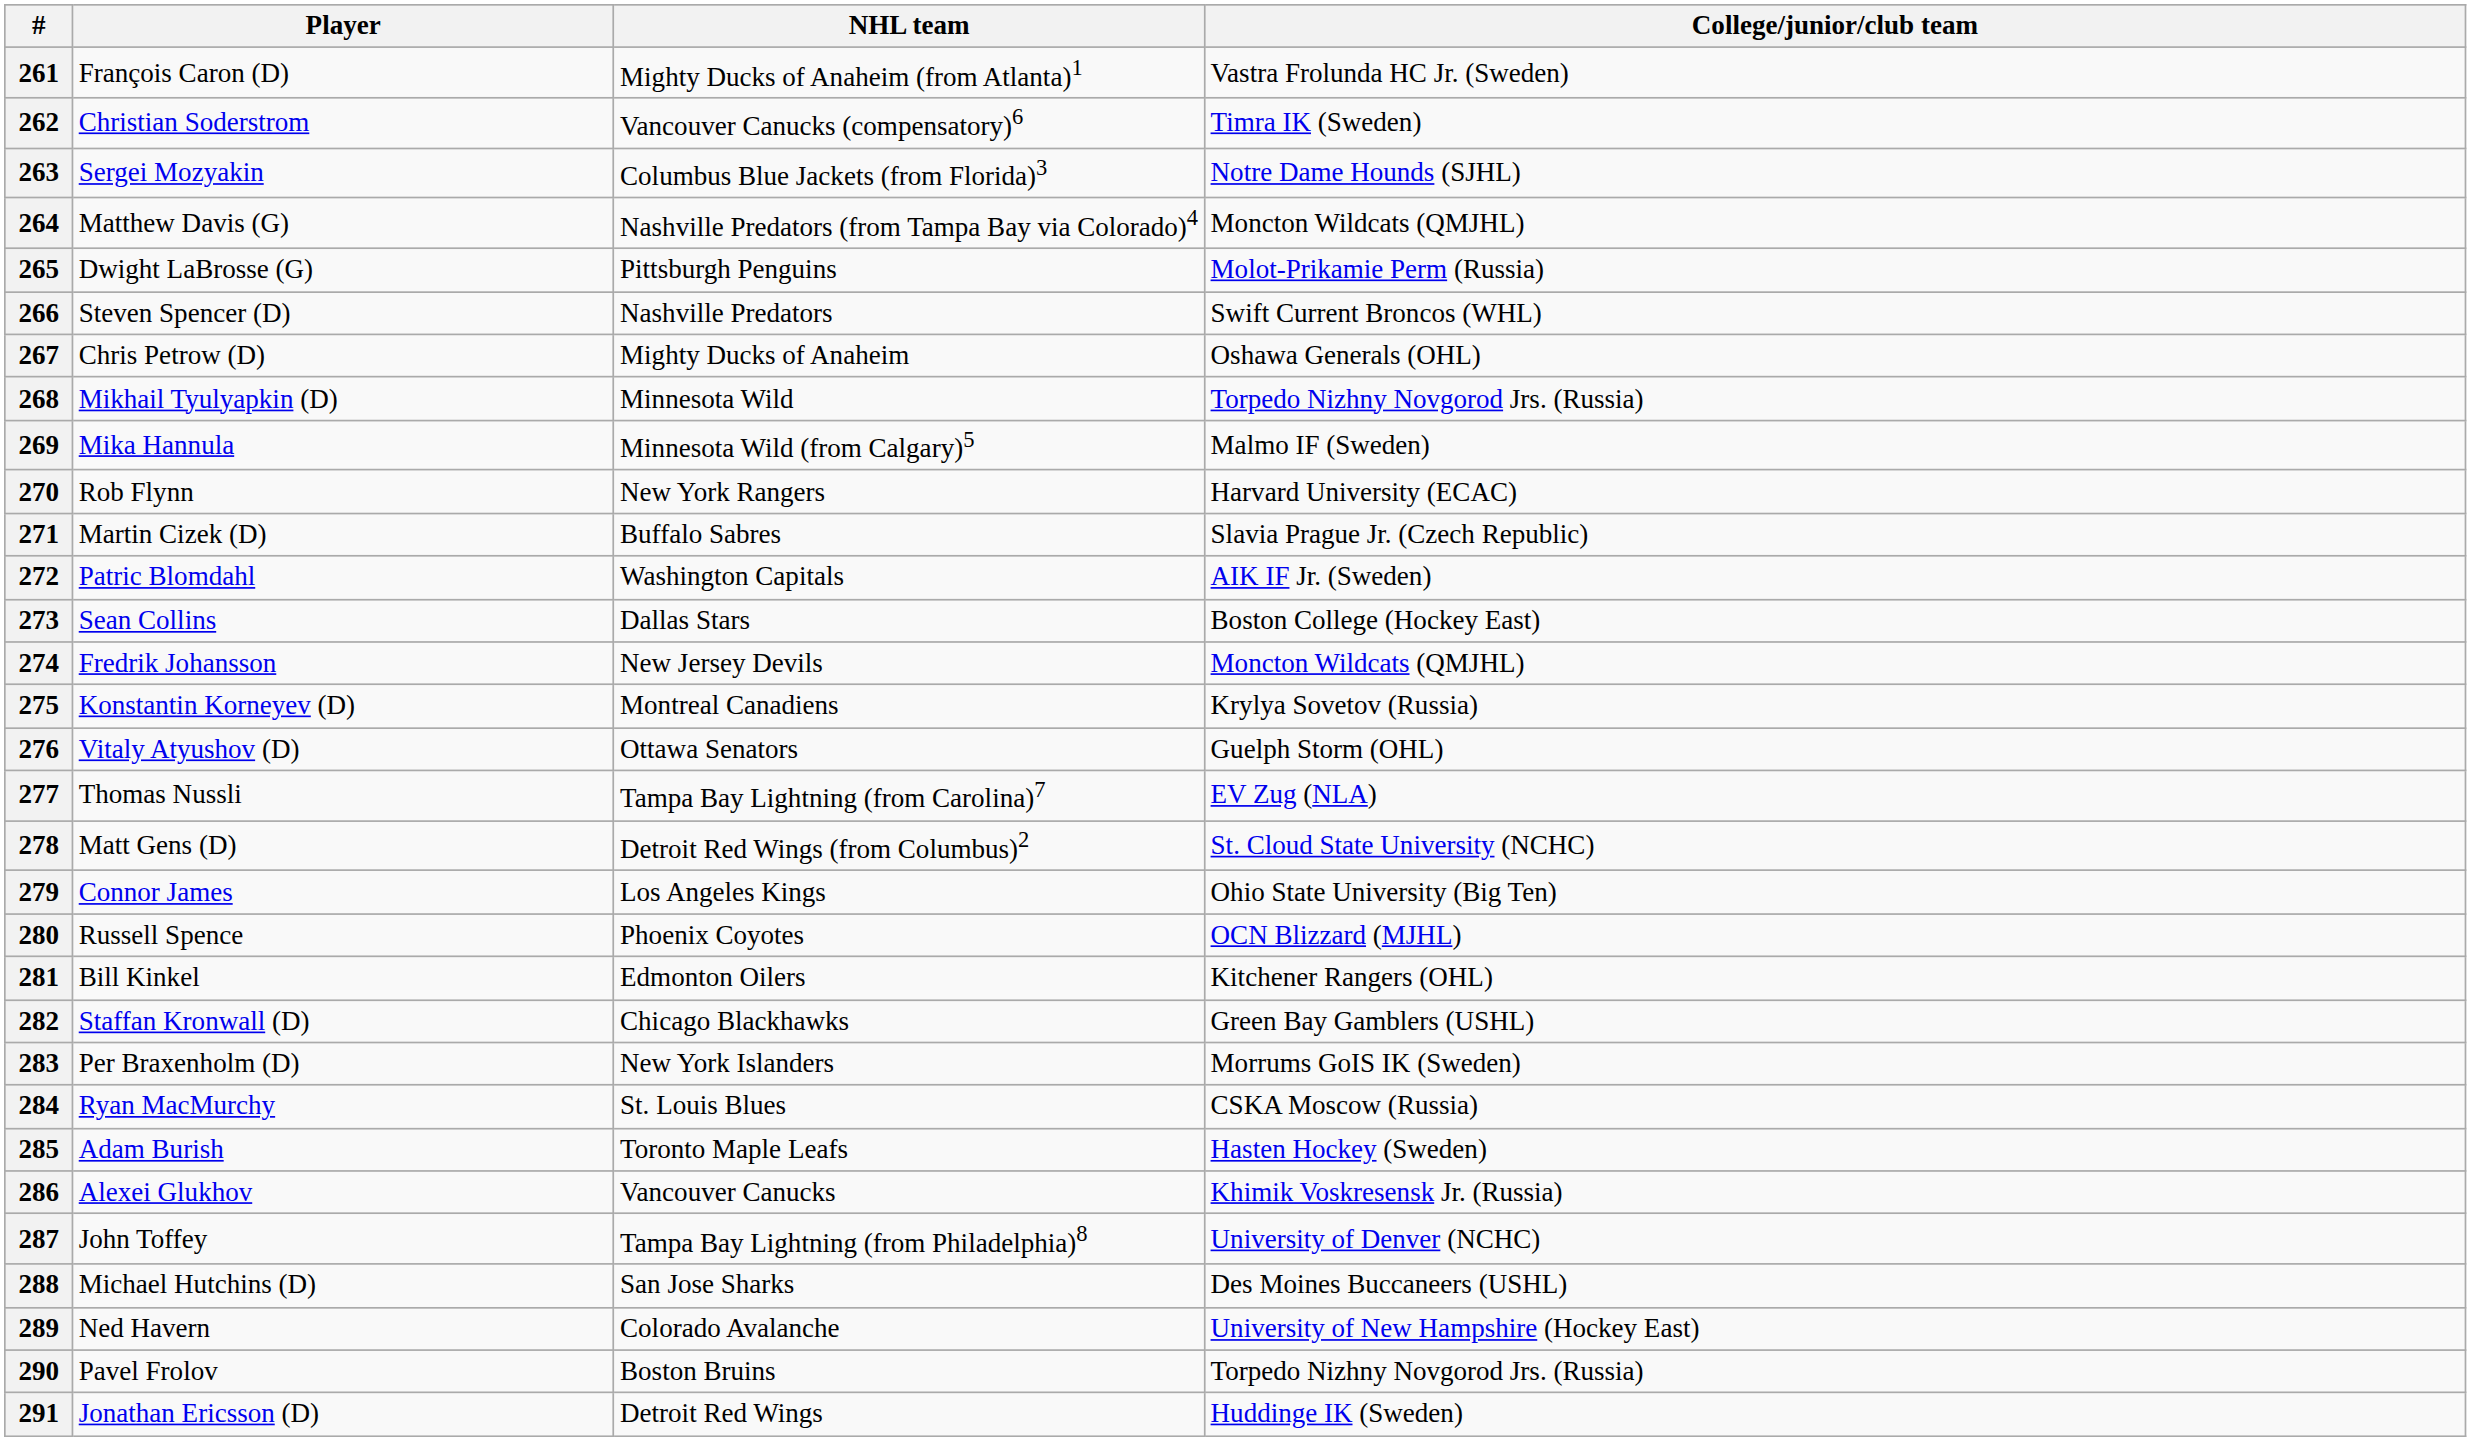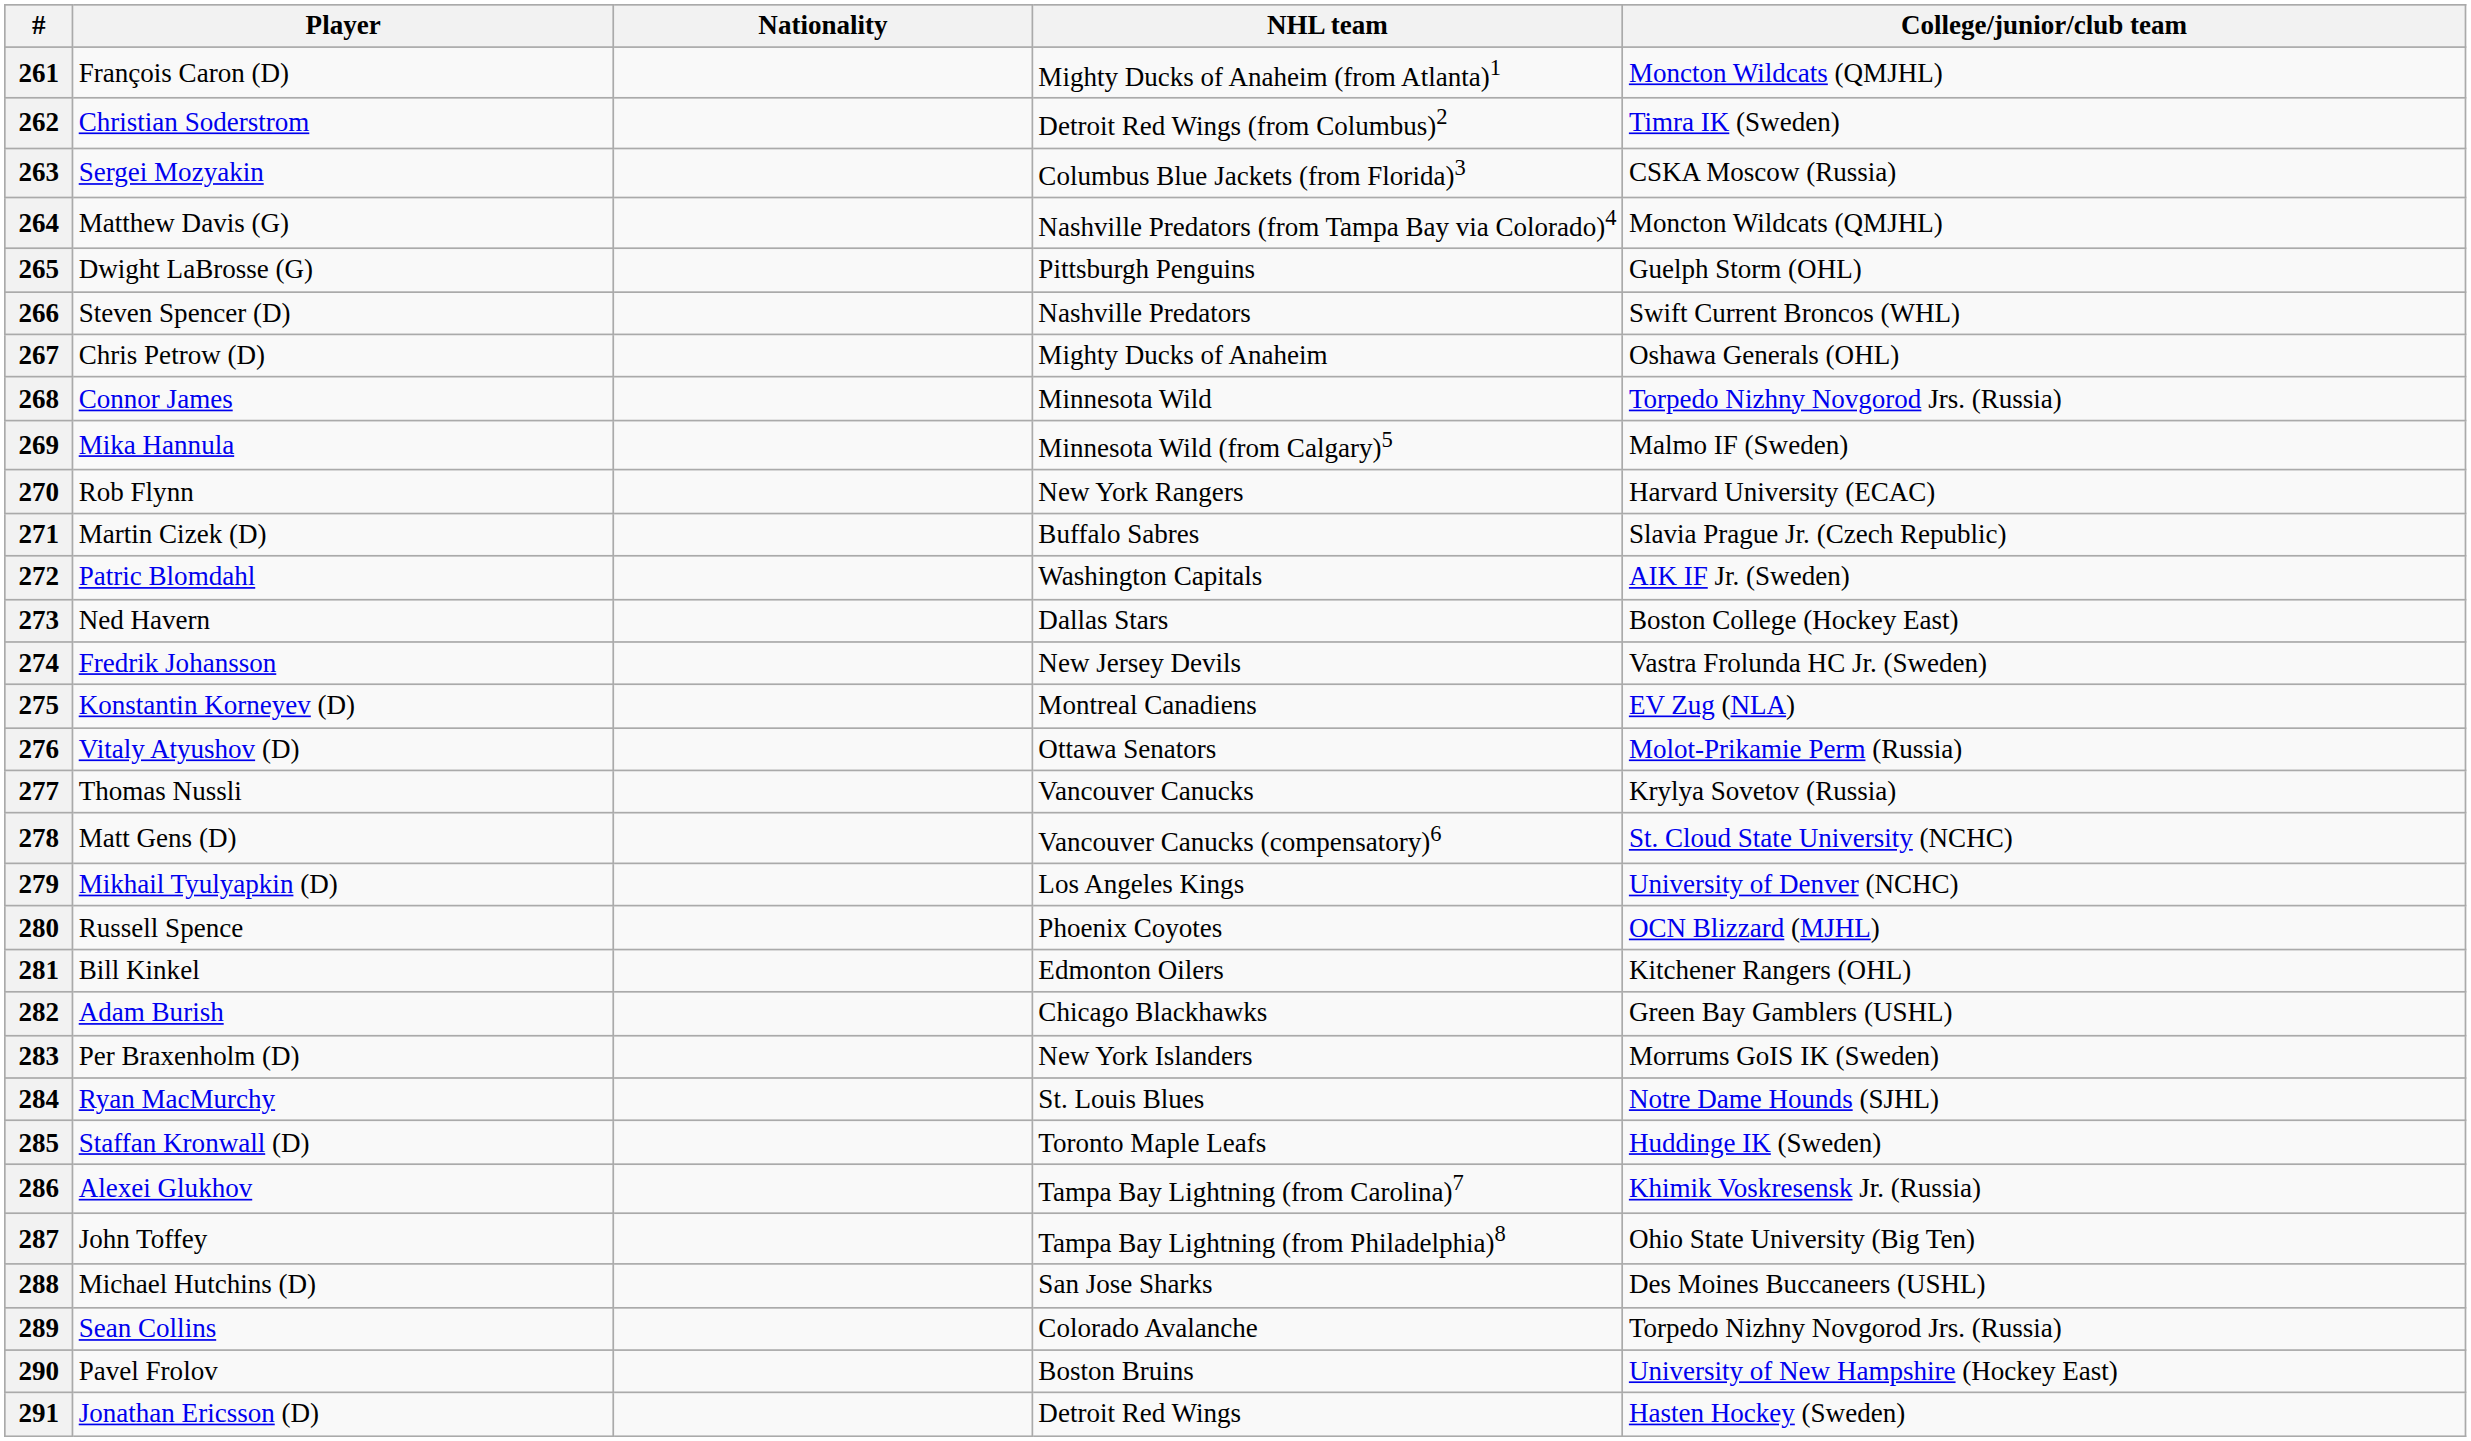+ column: (823, 25)
(1390, 72) Vastra Frolunda HC Jr. (Sweden) -> (1786, 72) Moncton Wildcats (QMJHL)
(822, 122) Vancouver Canucks (compensatory)6 -> (1243, 122) Detroit Red Wings (from Columbus)2
(1366, 172) Notre Dame Hounds (SJHL) -> (1763, 172) CSKA Moscow (Russia)
(1377, 269) Molot-Prikamie Perm (Russia) -> (1745, 269) Guelph Storm (OHL)
(208, 398) Mikhail Tyulyapkin (D) -> (156, 398) Connor James
(147, 620) Sean Collins -> (144, 620) Ned Havern
(1368, 662) Moncton Wildcats (QMJHL) -> (1808, 662) Vastra Frolunda HC Jr. (Sweden)
(1344, 705) Krylya Sovetov (Russia) -> (1712, 705) EV Zug (NLA)
(1327, 748) Guelph Storm (OHL) -> (1796, 748) Molot-Prikamie Perm (Russia)
(833, 795) Tampa Bay Lightning (from Carolina)7 -> (1146, 791) Vancouver Canucks
(1294, 795) EV Zug (NLA) -> (1763, 791) Krylya Sovetov (Russia)
(825, 845) Detroit Red Wings (from Columbus)2 -> (1240, 838) Vancouver Canucks (compensatory)6
(156, 891) Connor James -> (208, 884) Mikhail Tyulyapkin (D)
(1384, 891) Ohio State University (Big Ten) -> (1794, 884) University of Denver (NCHC)
(194, 1020) Staffan Kronwall (D) -> (151, 1013) Adam Burish
(1344, 1106) CSKA Moscow (Russia) -> (1784, 1099) Notre Dame Hounds (SJHL)
(151, 1149) Adam Burish -> (194, 1141) Staffan Kronwall (D)
(1349, 1149) Hasten Hockey (Sweden) -> (1755, 1141) Huddinge IK (Sweden)
(728, 1192) Vancouver Canucks -> (1251, 1188) Tampa Bay Lightning (from Carolina)7
(1375, 1238) University of Denver (NCHC) -> (1802, 1238) Ohio State University (Big Ten)
(144, 1328) Ned Havern -> (147, 1328) Sean Collins
(1455, 1328) University of New Hampshire (Hockey East) -> (1845, 1328) Torpedo Nizhny Novgorod Jrs. (Russia)
(1427, 1370) Torpedo Nizhny Novgorod Jrs. (Russia) -> (1873, 1370) University of New Hampshire (Hockey East)
(1337, 1413) Huddinge IK (Sweden) -> (1767, 1413) Hasten Hockey (Sweden)
